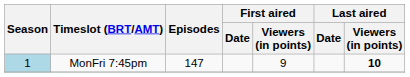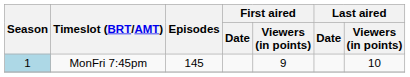(194, 63) 147 -> (194, 63) 145
(374, 63) bold -> (374, 63) normal
